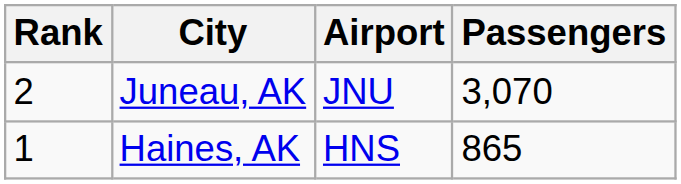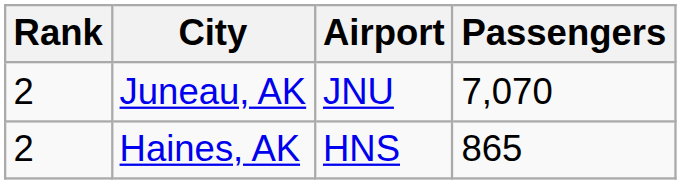(507, 91) 3,070 -> (507, 91) 7,070
(24, 149) 1 -> (24, 149) 2
